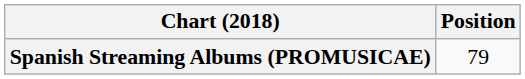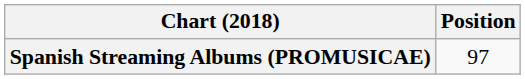(478, 56) 79 -> (478, 56) 97
